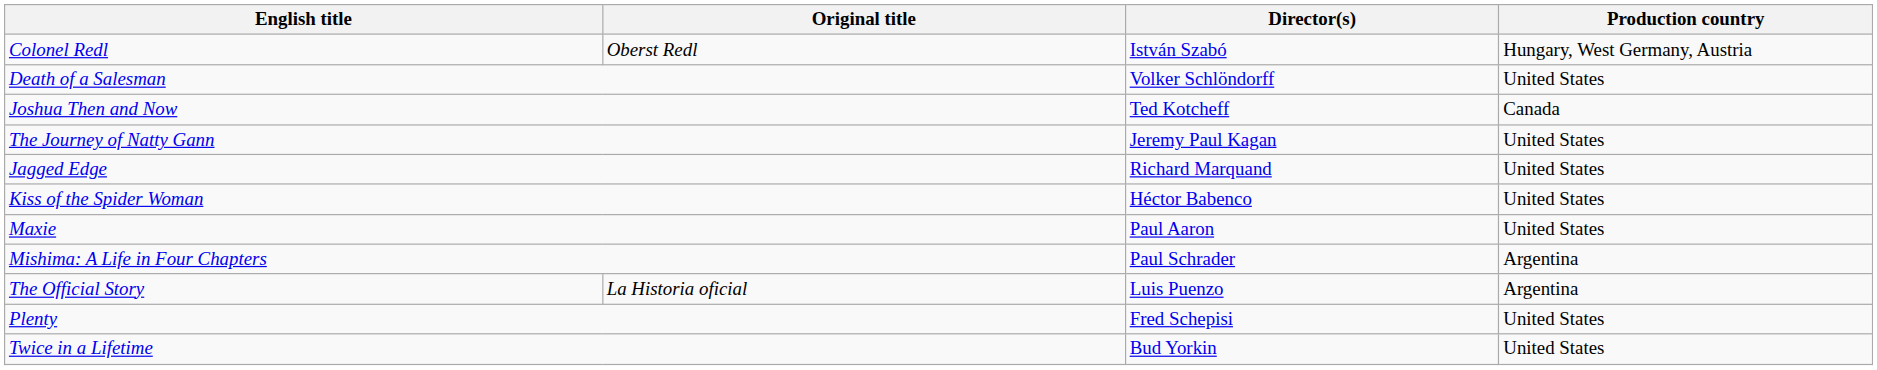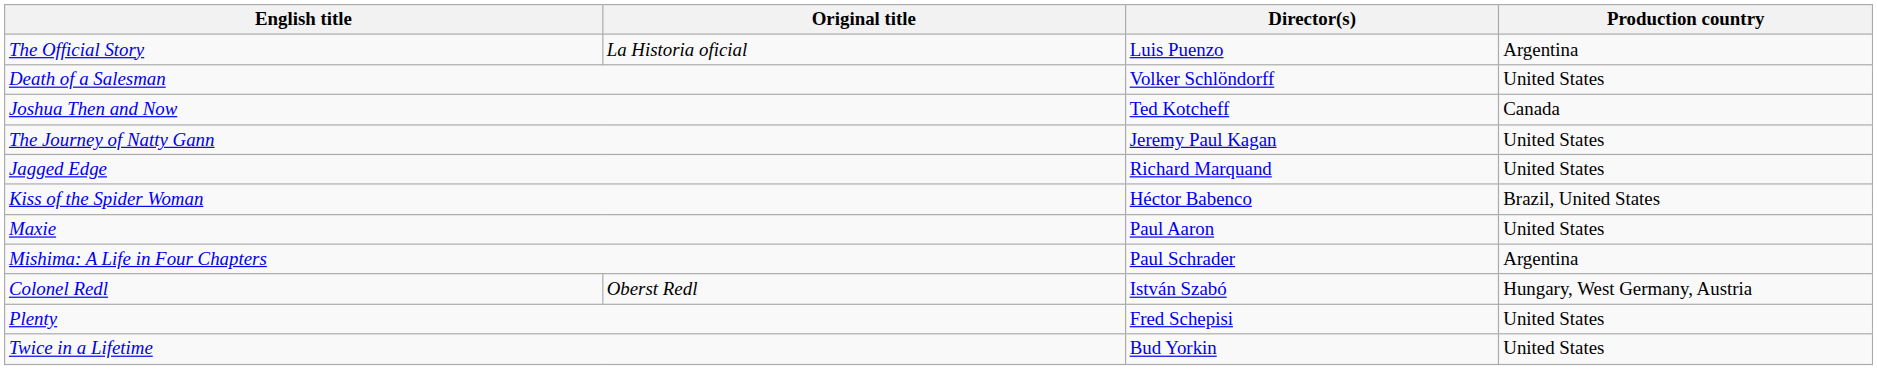rows swapped: (58, 49) <-> (77, 288)
(1554, 199) United States -> (1582, 199) Brazil, United States
